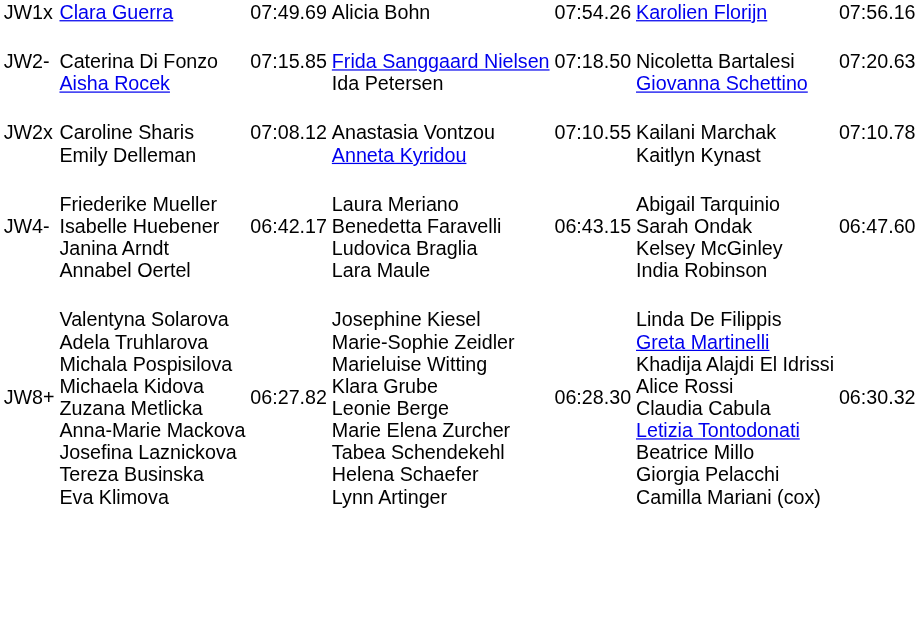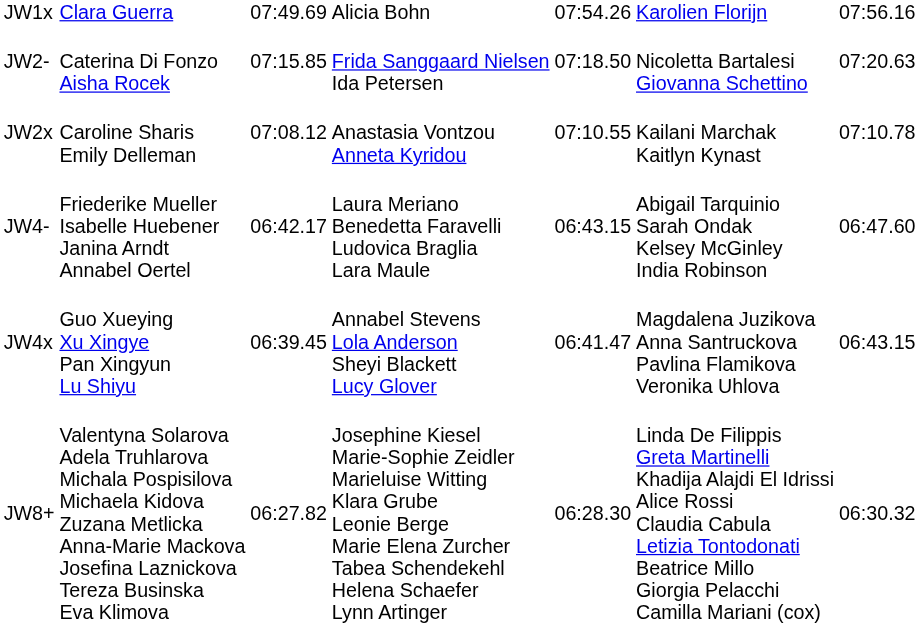+ row: (28, 342)
